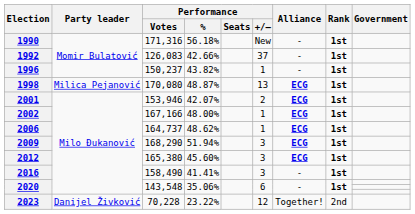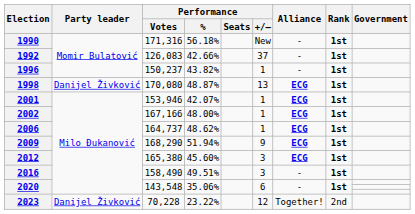(97, 85) Milica Pejanović -> (97, 85) Danijel Živković
(263, 99) 2 -> (263, 99) 1
(263, 143) 3 -> (263, 143) 9
(203, 172) 41.41% -> (203, 172) 49.51%
